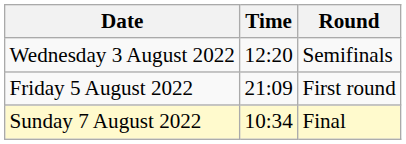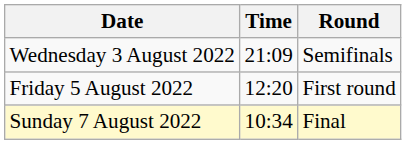(269, 54) 12:20 -> (269, 54) 21:09
(269, 88) 21:09 -> (269, 88) 12:20
